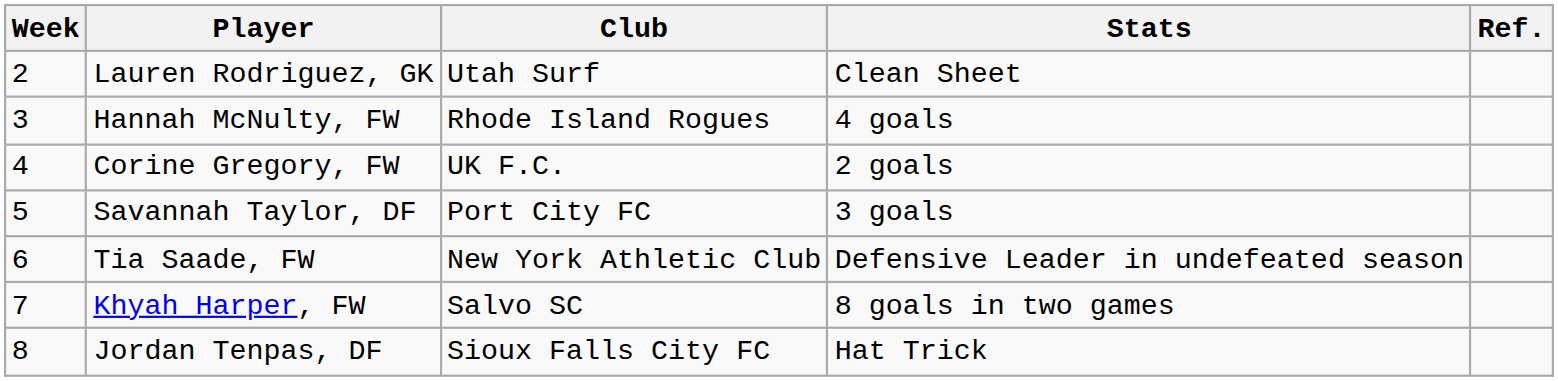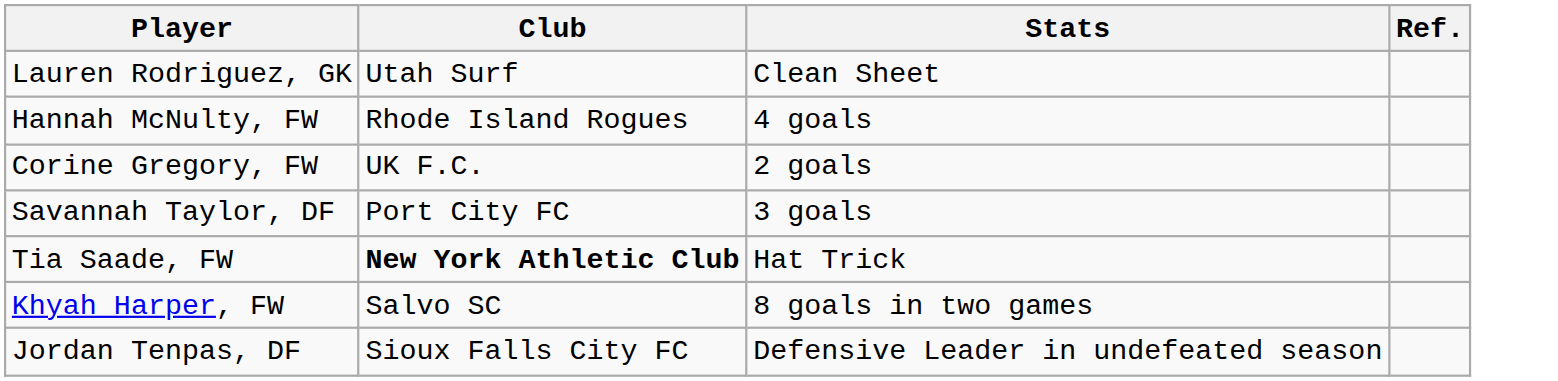- column: (46, 28)
(634, 259) normal -> (553, 259) bold
(1149, 259) Defensive Leader in undefeated season -> (830, 259) Hat Trick
(911, 352) Hat Trick -> (1068, 352) Defensive Leader in undefeated season
